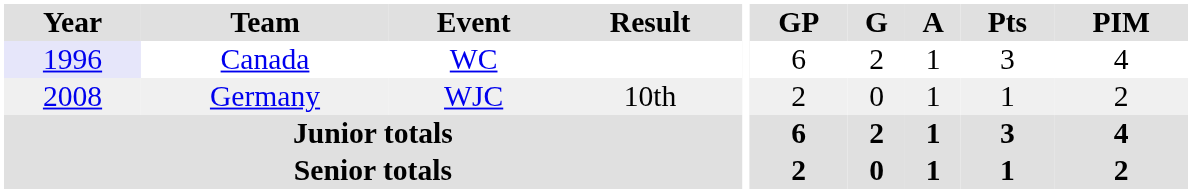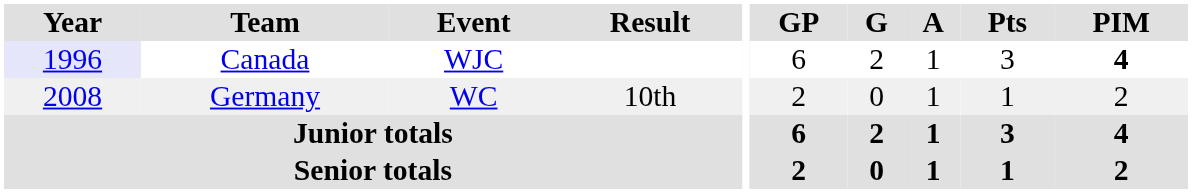(474, 59) WC -> (474, 59) WJC
(1121, 59) normal -> (1121, 59) bold
(474, 96) WJC -> (474, 96) WC
